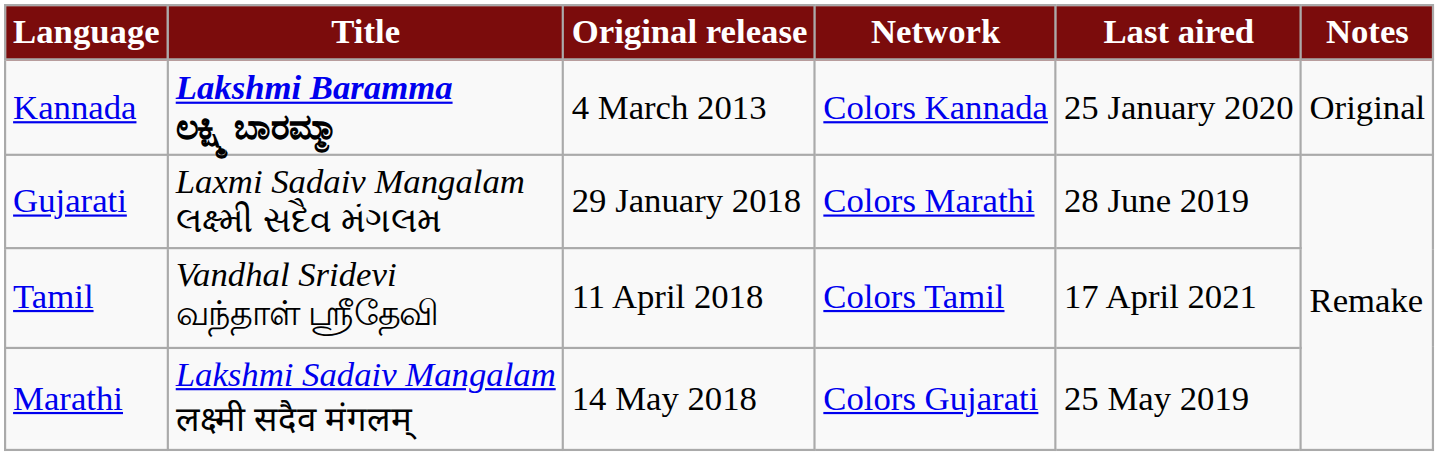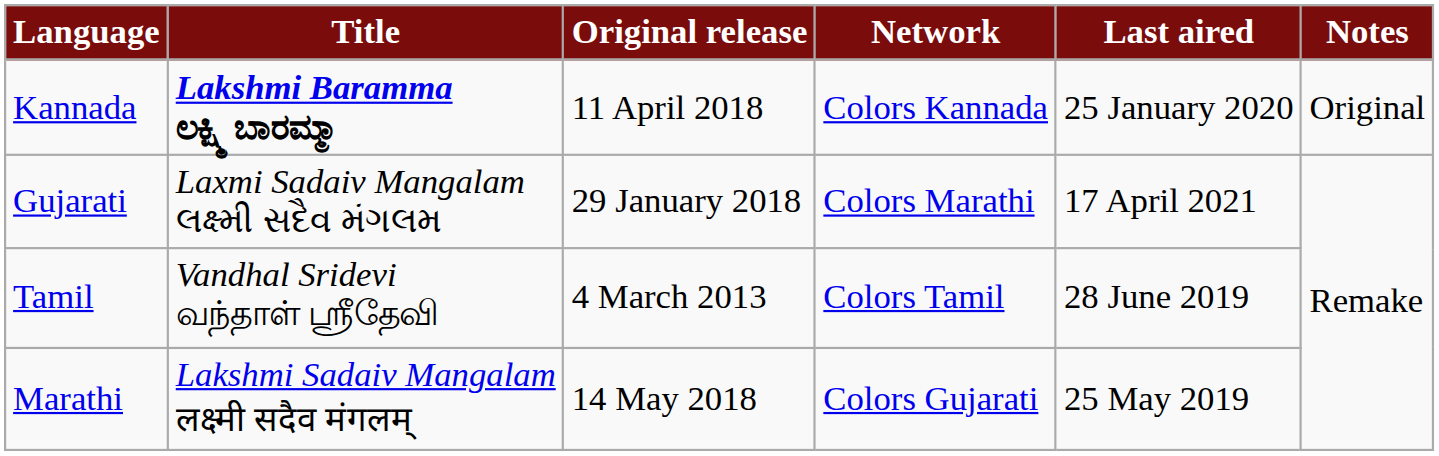(669, 106) 4 March 2013 -> (668, 106) 11 April 2018
(1157, 200) 28 June 2019 -> (1160, 200) 17 April 2021
(668, 297) 11 April 2018 -> (669, 297) 4 March 2013
(1160, 297) 17 April 2021 -> (1157, 297) 28 June 2019
